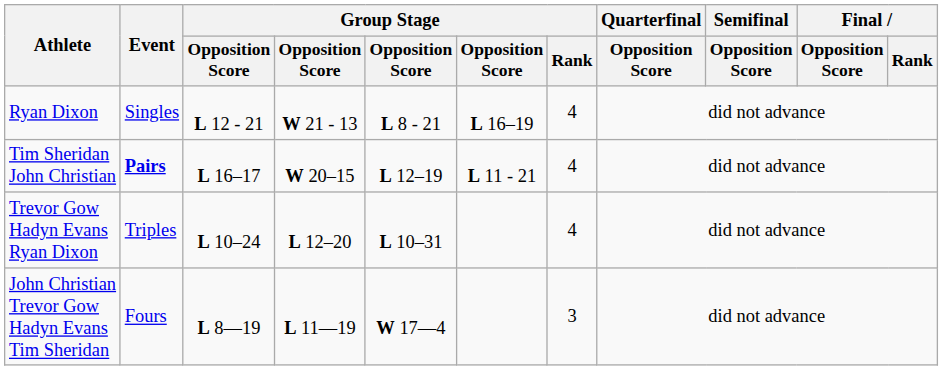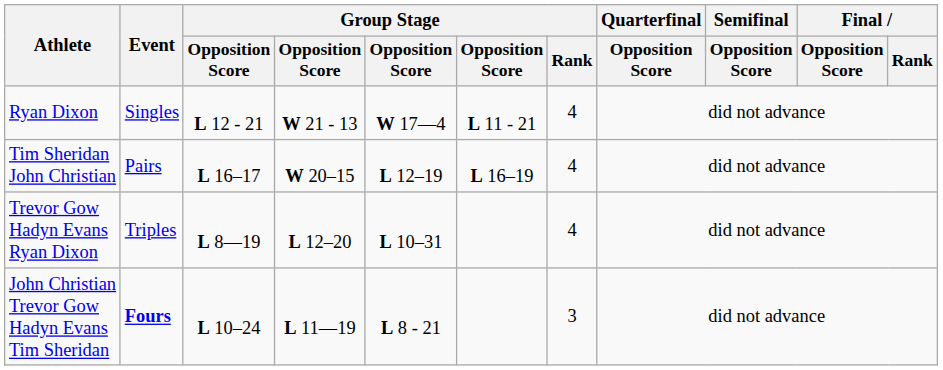(411, 123) L 8 - 21 -> (411, 123) W 17―4
(502, 123) L 16–19 -> (502, 123) L 11 - 21
(145, 165) bold -> (143, 165) normal
(502, 176) L 11 - 21 -> (502, 176) L 16–19
(229, 241) L 10–24 -> (229, 241) L 8―19
(146, 316) normal -> (148, 316) bold
(229, 327) L 8―19 -> (229, 327) L 10–24
(411, 327) W 17―4 -> (411, 327) L 8 - 21
